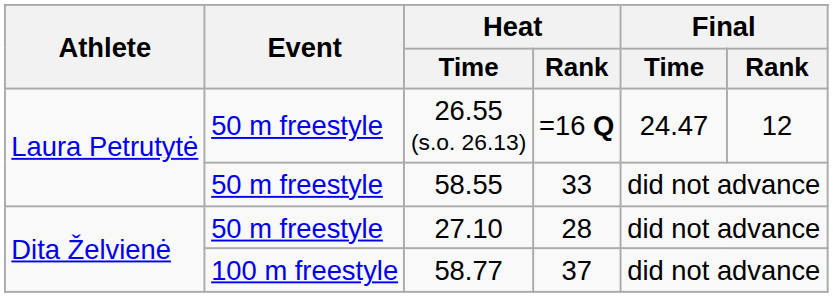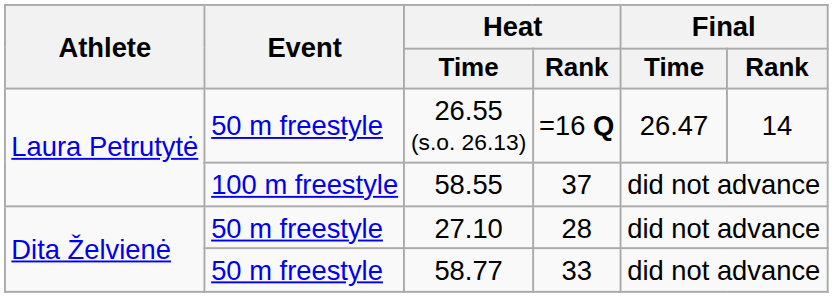(674, 126) 24.47 -> (674, 126) 26.47
(777, 126) 12 -> (777, 126) 14
(297, 185) 50 m freestyle -> (305, 185) 100 m freestyle
(577, 185) 33 -> (577, 185) 37
(305, 271) 100 m freestyle -> (297, 271) 50 m freestyle
(577, 271) 37 -> (577, 271) 33
